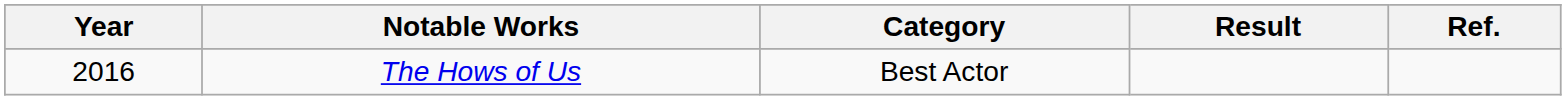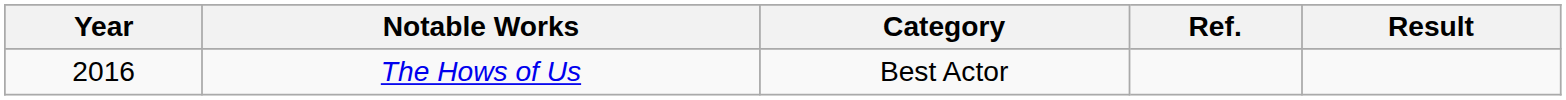columns swapped: (1258, 26) <-> (1474, 26)
